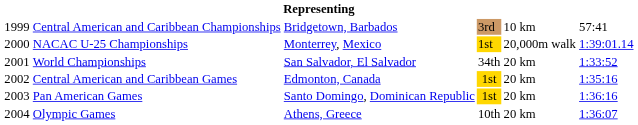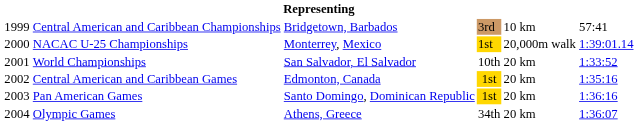(489, 61) 34th -> (489, 61) 10th
(489, 113) 10th -> (489, 113) 34th
